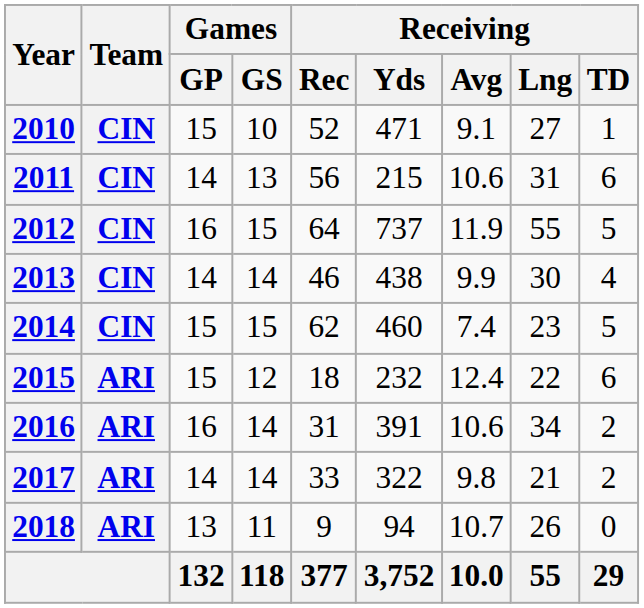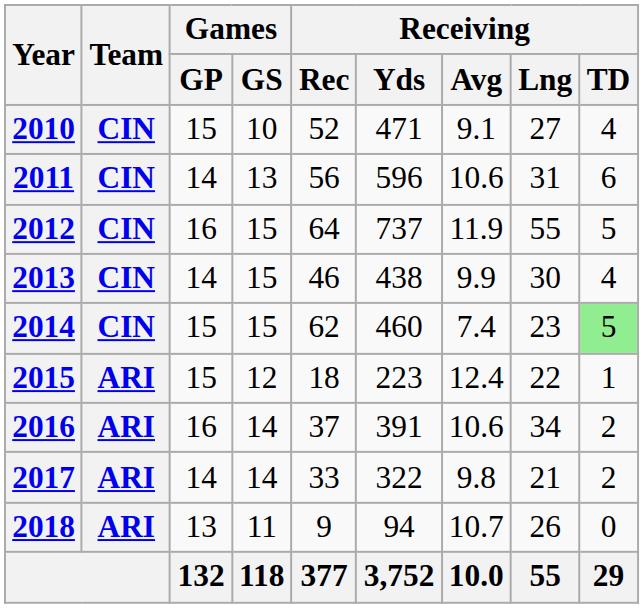(608, 128) 1 -> (608, 128) 4
(399, 178) 215 -> (399, 178) 596
(262, 278) 14 -> (262, 278) 15
(608, 327) no background -> (608, 327) lightgreen background
(399, 377) 232 -> (399, 377) 223
(608, 377) 6 -> (608, 377) 1
(324, 427) 31 -> (324, 427) 37
